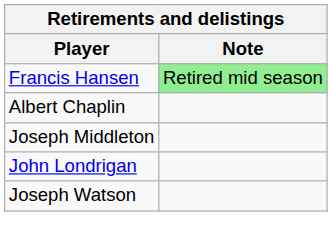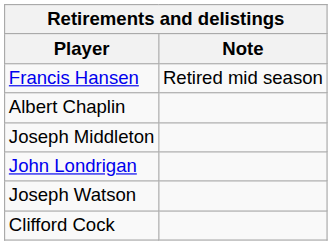(243, 78) lightgreen background -> (243, 78) no background
+ row: (62, 225)
